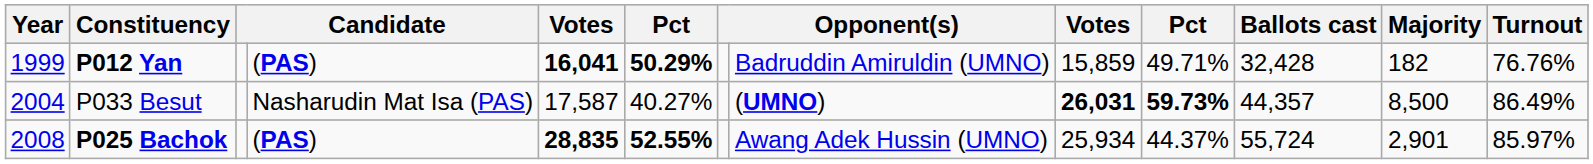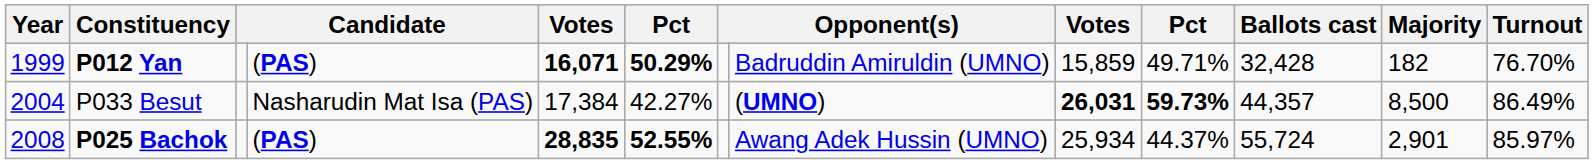(581, 63) 16,041 -> (581, 63) 16,071
(1534, 63) 76.76% -> (1534, 63) 76.70%
(581, 101) 17,587 -> (581, 101) 17,384
(671, 101) 40.27% -> (671, 101) 42.27%
